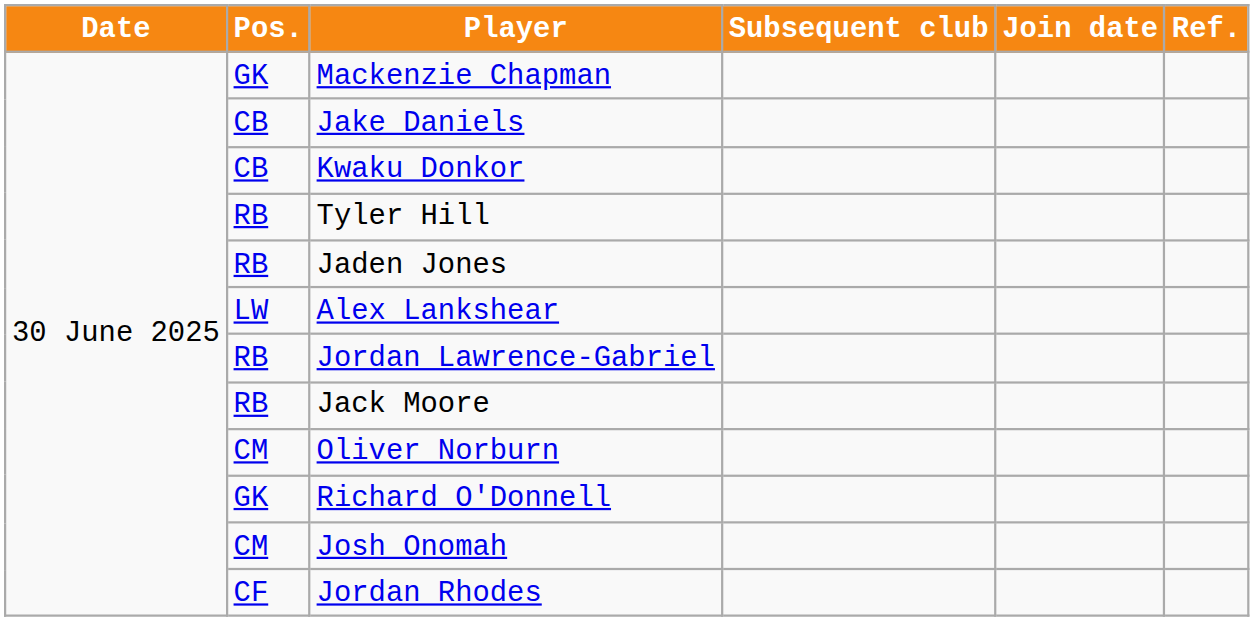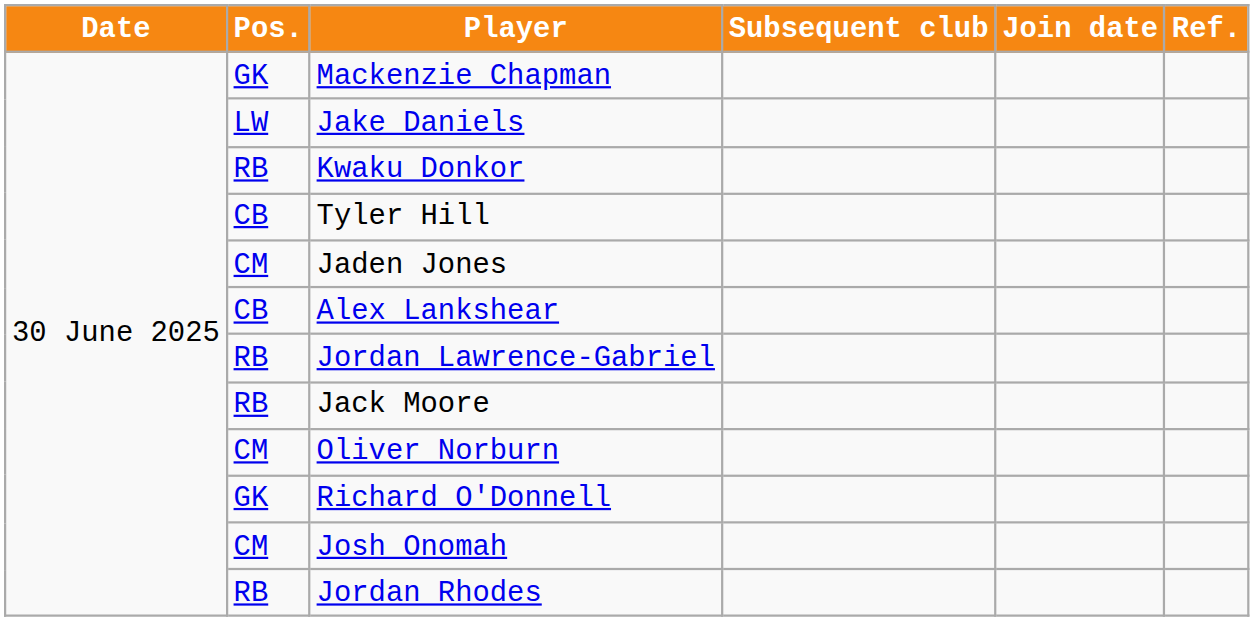(251, 123) CB -> (251, 123) LW
(251, 170) CB -> (251, 170) RB
(251, 217) RB -> (251, 217) CB
(251, 264) RB -> (251, 264) CM
(251, 311) LW -> (251, 311) CB
(251, 593) CF -> (251, 593) RB
